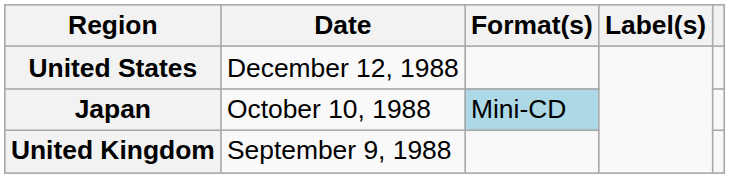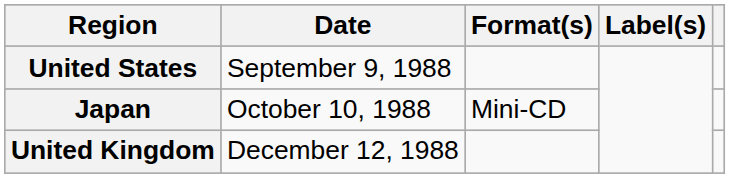(343, 67) December 12, 1988 -> (339, 67) September 9, 1988
(519, 109) lightblue background -> (519, 109) no background
(339, 151) September 9, 1988 -> (343, 151) December 12, 1988
